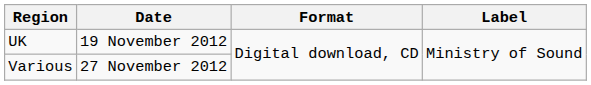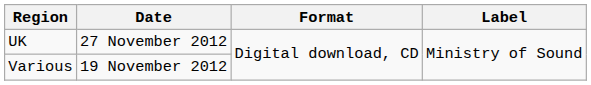(154, 42) 19 November 2012 -> (154, 42) 27 November 2012
(154, 67) 27 November 2012 -> (154, 67) 19 November 2012
